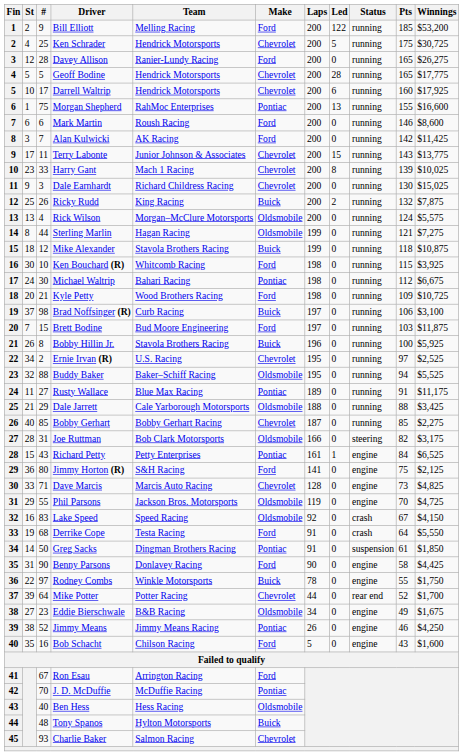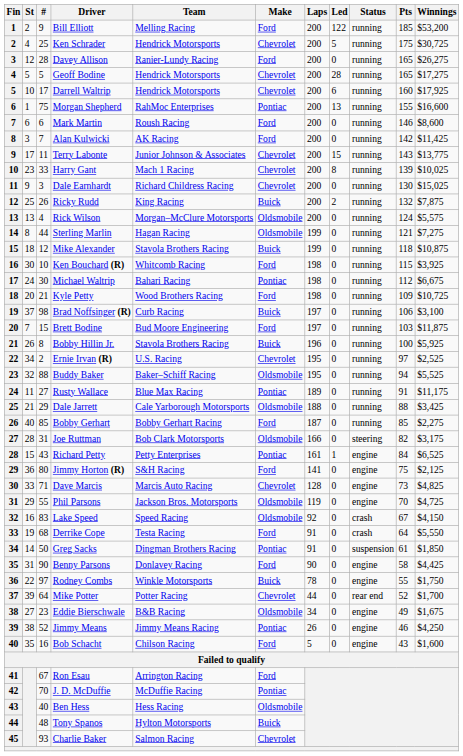(433, 75) $17,775 -> (433, 75) $17,275
(277, 423) Chevrolet -> (267, 423) Ford
